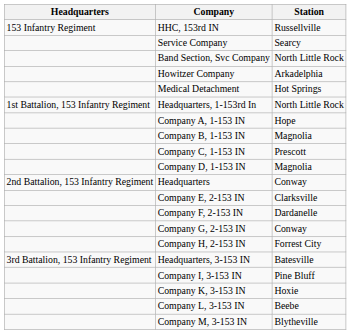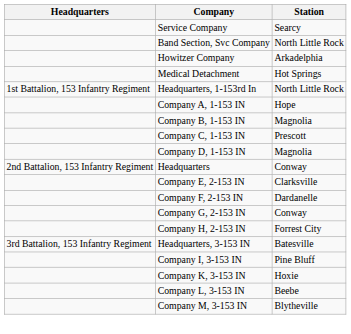- row: (188, 27)
